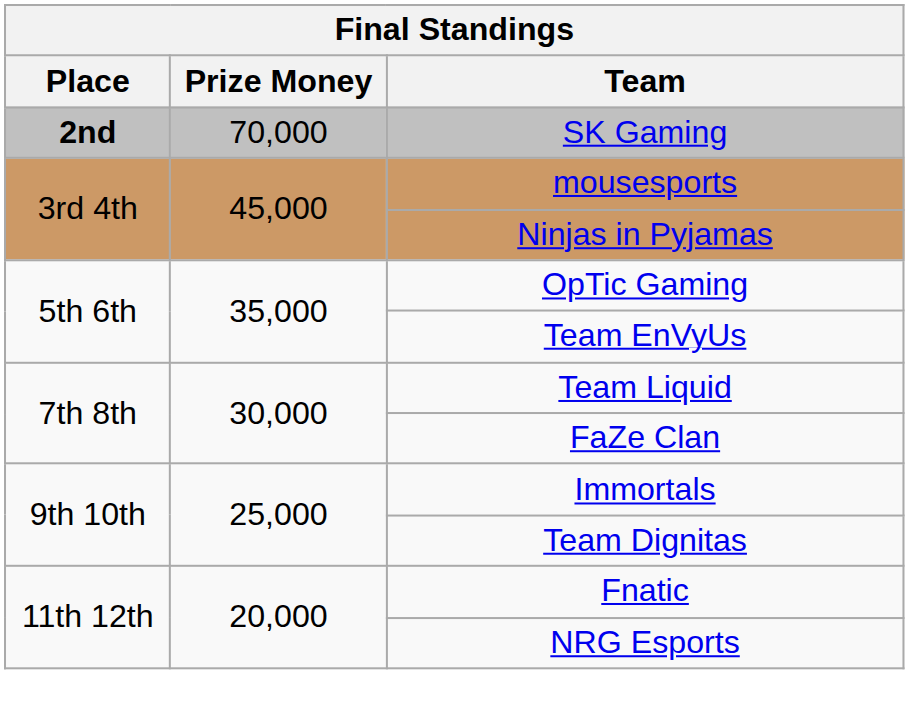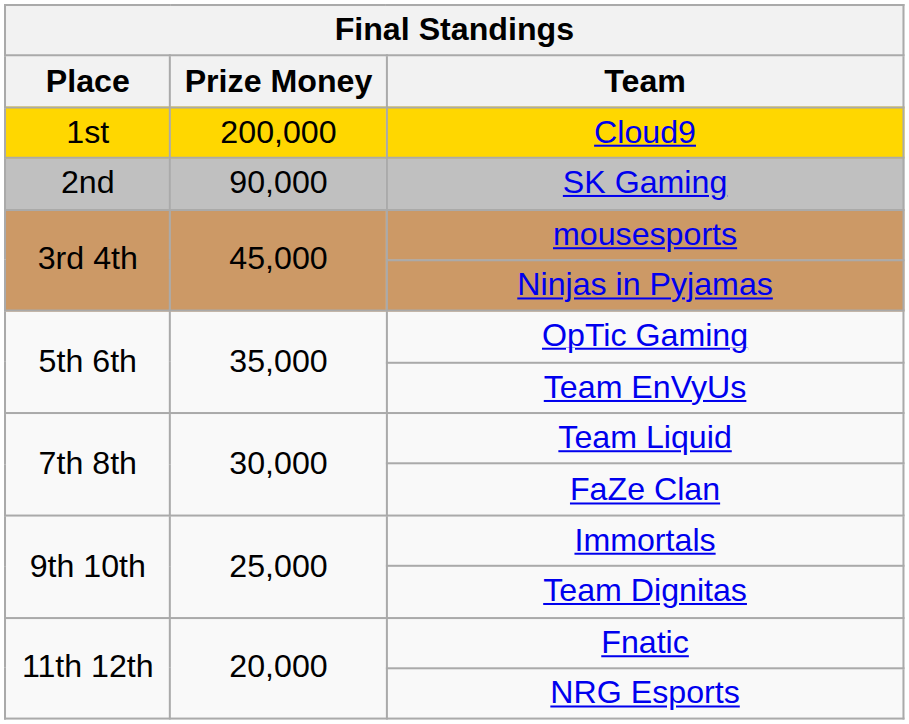+ row: (645, 132)
(88, 132) bold -> (88, 183) normal
(278, 132) 70,000 -> (278, 183) 90,000
